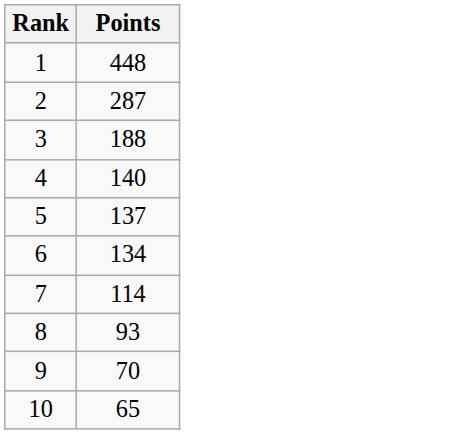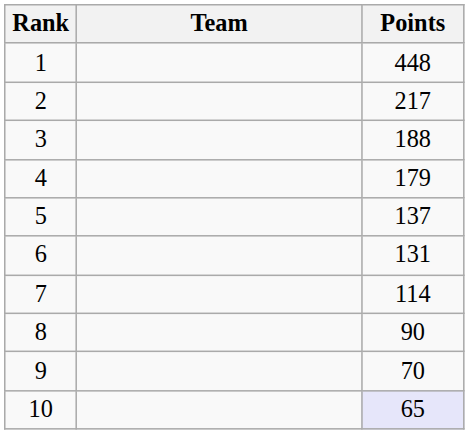+ column: (219, 23)
(128, 100) 287 -> (413, 100) 217
(128, 178) 140 -> (413, 178) 179
(128, 255) 134 -> (413, 255) 131
(128, 332) 93 -> (413, 332) 90
(128, 409) no background -> (413, 409) lavender background
